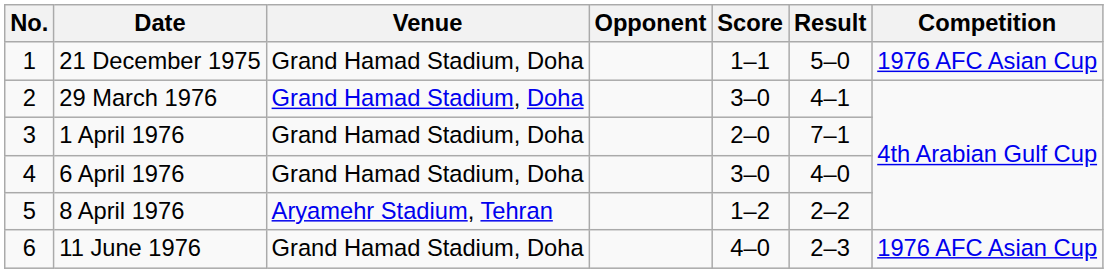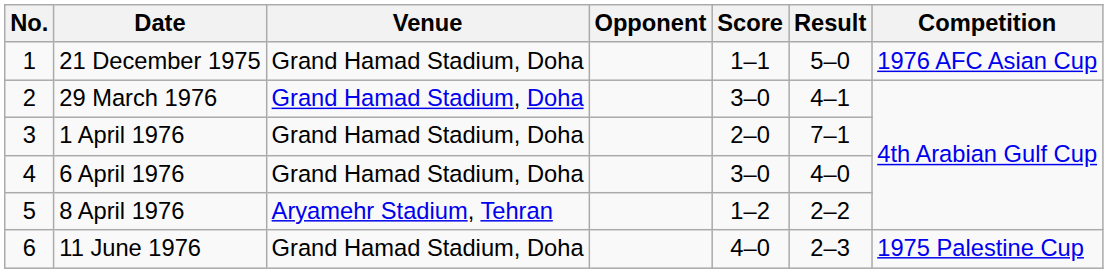(987, 248) 1976 AFC Asian Cup -> (981, 248) 1975 Palestine Cup
